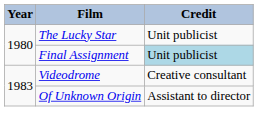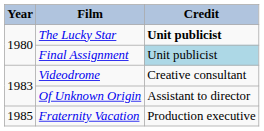(182, 34) normal -> (184, 34) bold
+ row: (89, 116)
